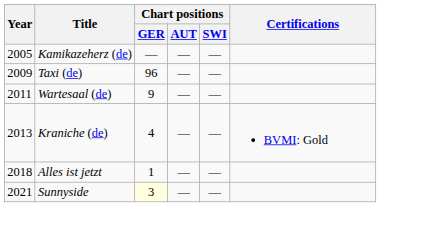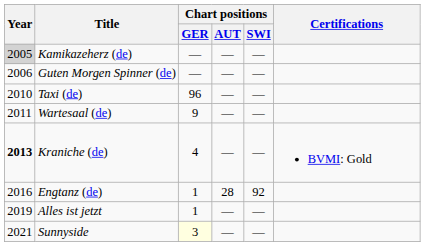(20, 53) no background -> (20, 53) lightgrey background
+ row: (107, 73)
(20, 73) 2009 -> (20, 93) 2010
(20, 132) normal -> (20, 152) bold
+ row: (70, 191)
(20, 172) 2018 -> (20, 211) 2019
